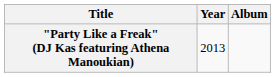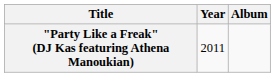(213, 48) 2013 -> (213, 48) 2011
